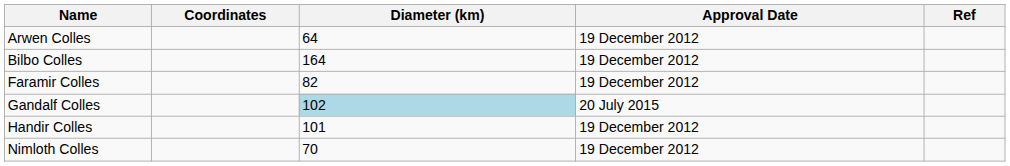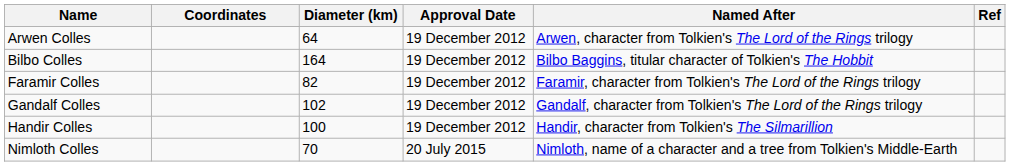+ column: (754, 15)
(314, 104) lightblue background -> (314, 104) no background
(619, 104) 20 July 2015 -> (466, 104) 19 December 2012
(314, 127) 101 -> (314, 127) 100
(639, 149) 19 December 2012 -> (446, 149) 20 July 2015
